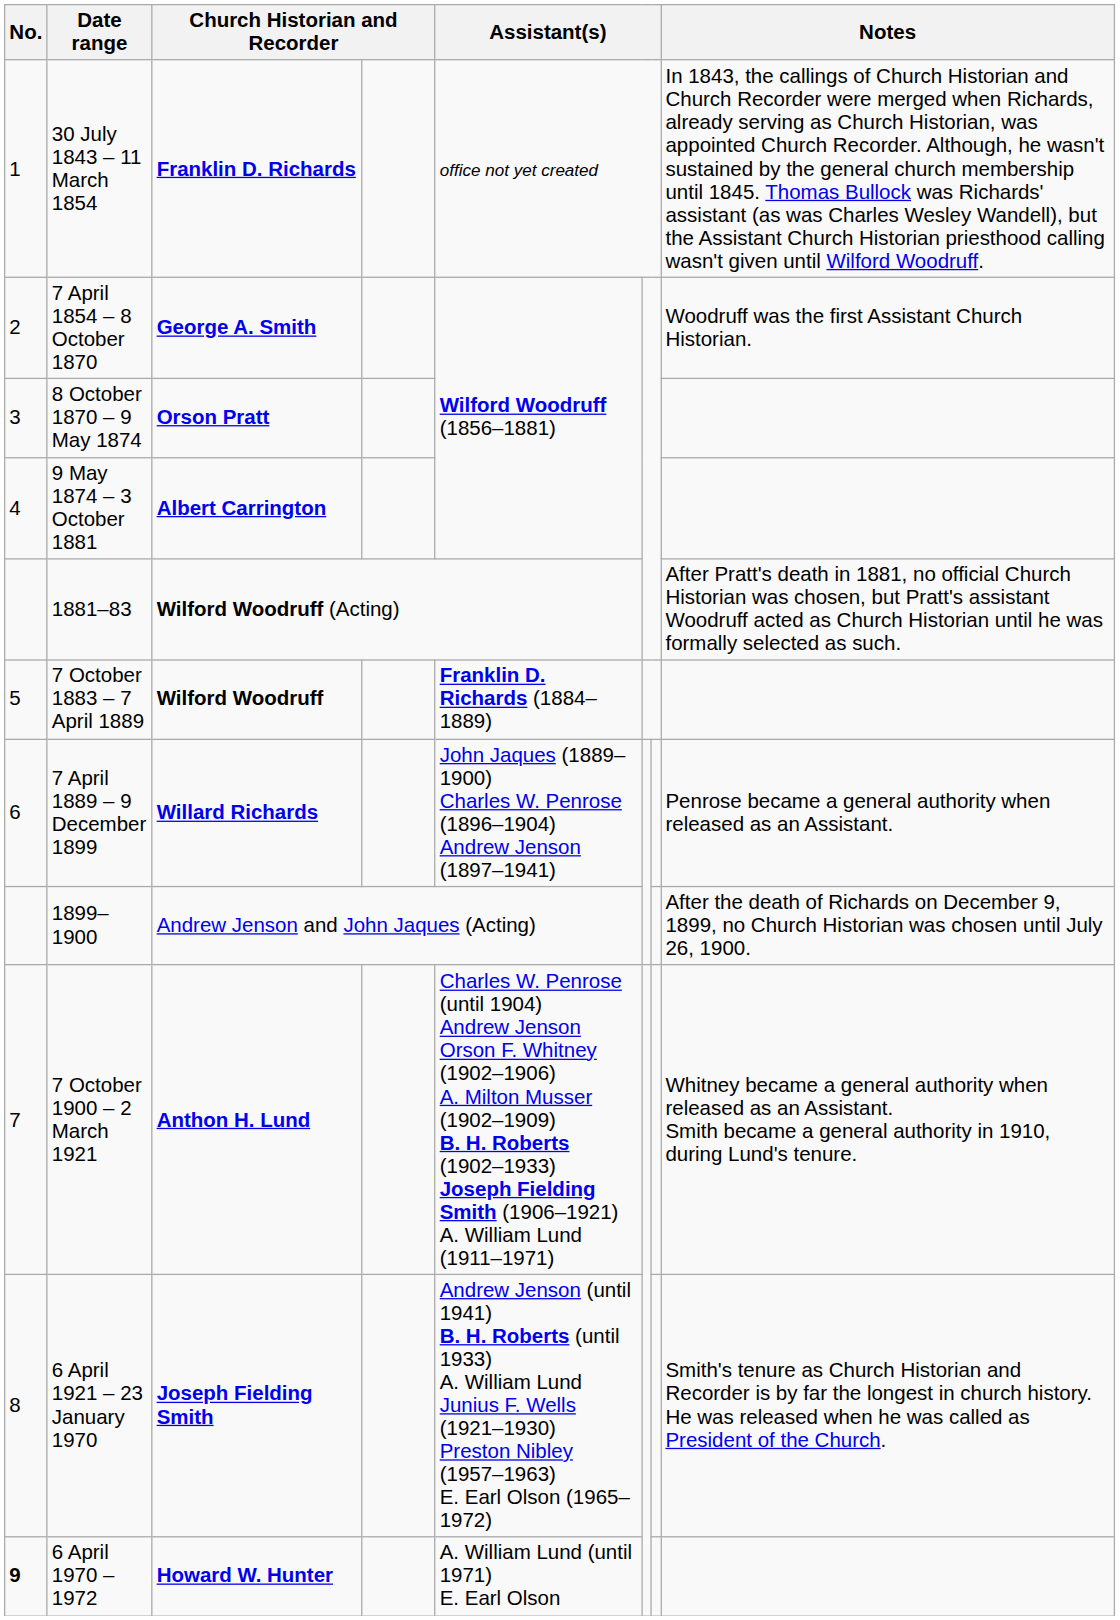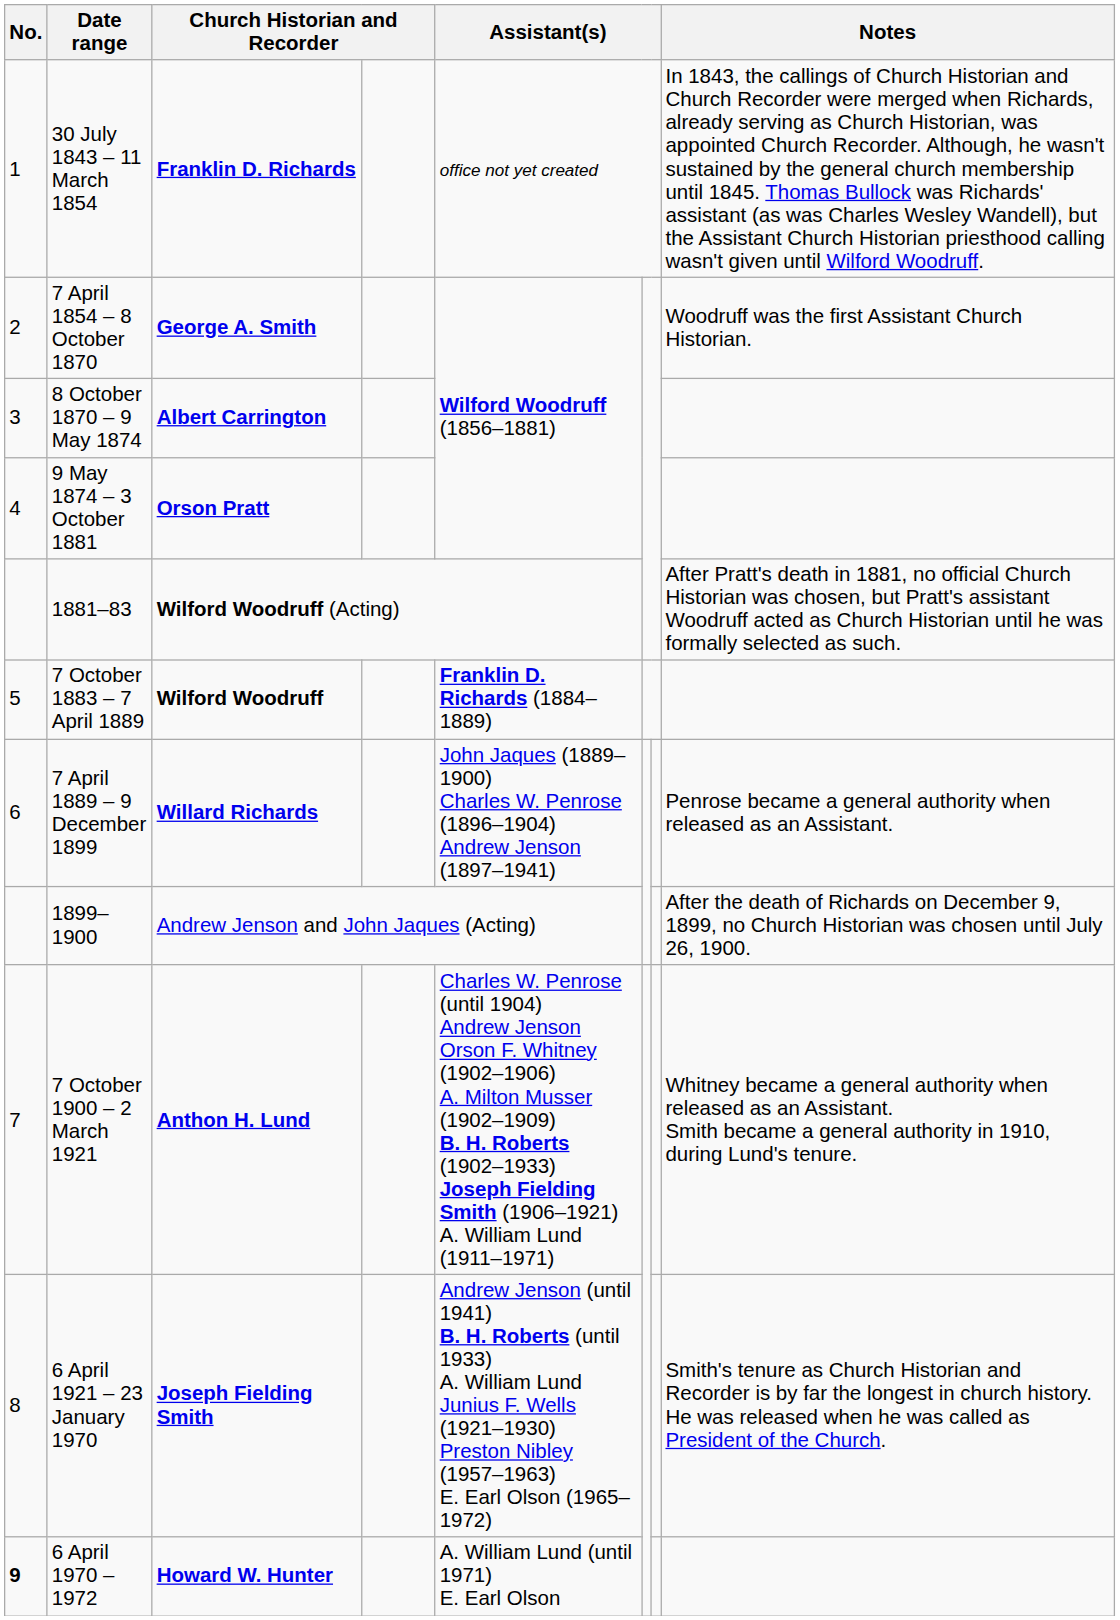(213, 417) Orson Pratt -> (241, 417) Albert Carrington
(241, 507) Albert Carrington -> (213, 507) Orson Pratt
